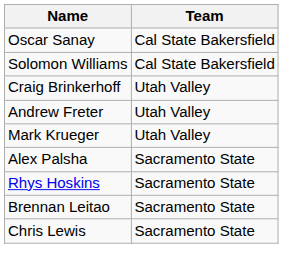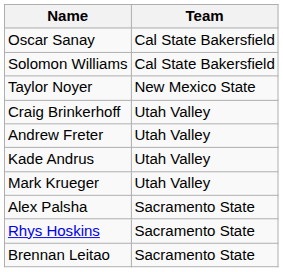+ row: (50, 87)
+ row: (51, 159)
- row: (47, 231)
